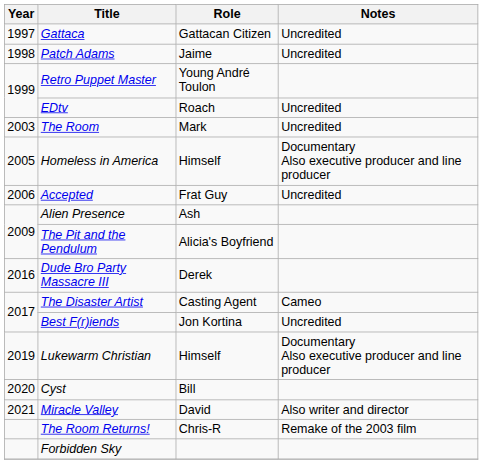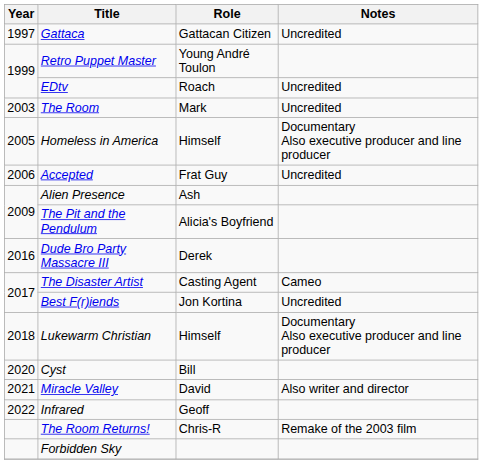- row: (78, 53)
(21, 355) 2019 -> (21, 336) 2018
+ row: (62, 409)
